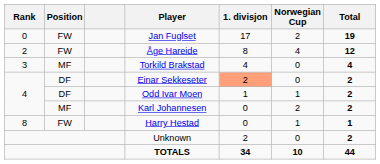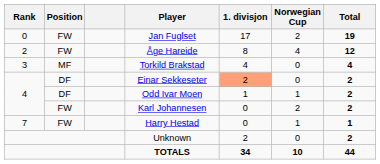(65, 109) MF -> (65, 109) FW
(24, 123) 8 -> (24, 123) 7
